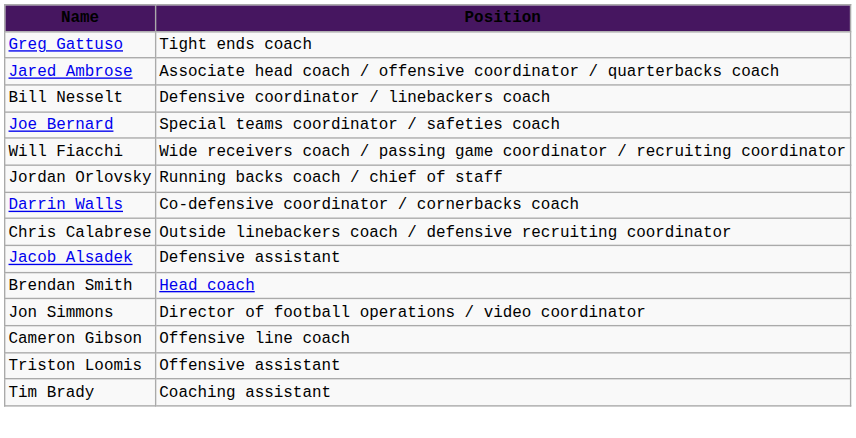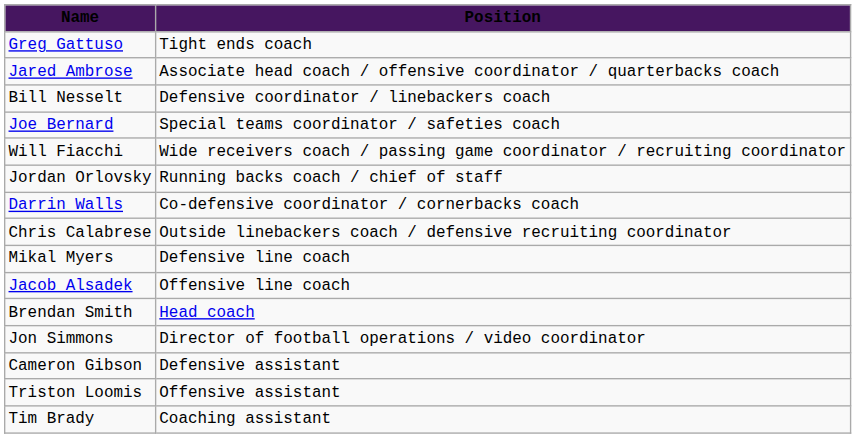+ row: (61, 258)
(250, 258) Defensive assistant -> (255, 285) Offensive line coach
(255, 339) Offensive line coach -> (250, 365) Defensive assistant
